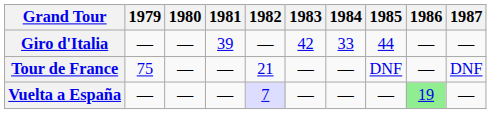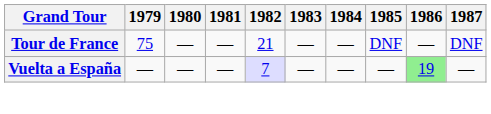- row: (65, 43)
